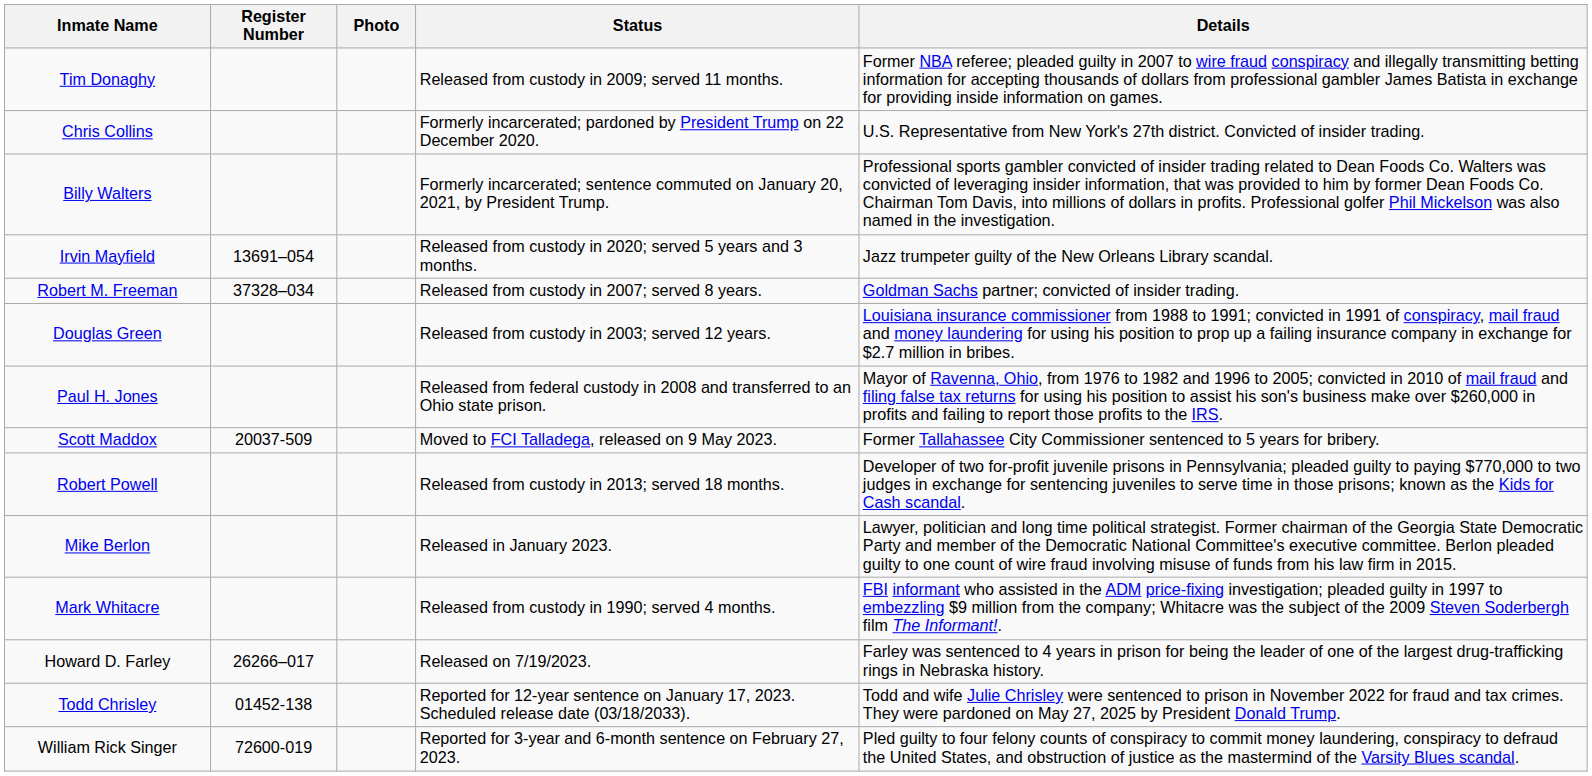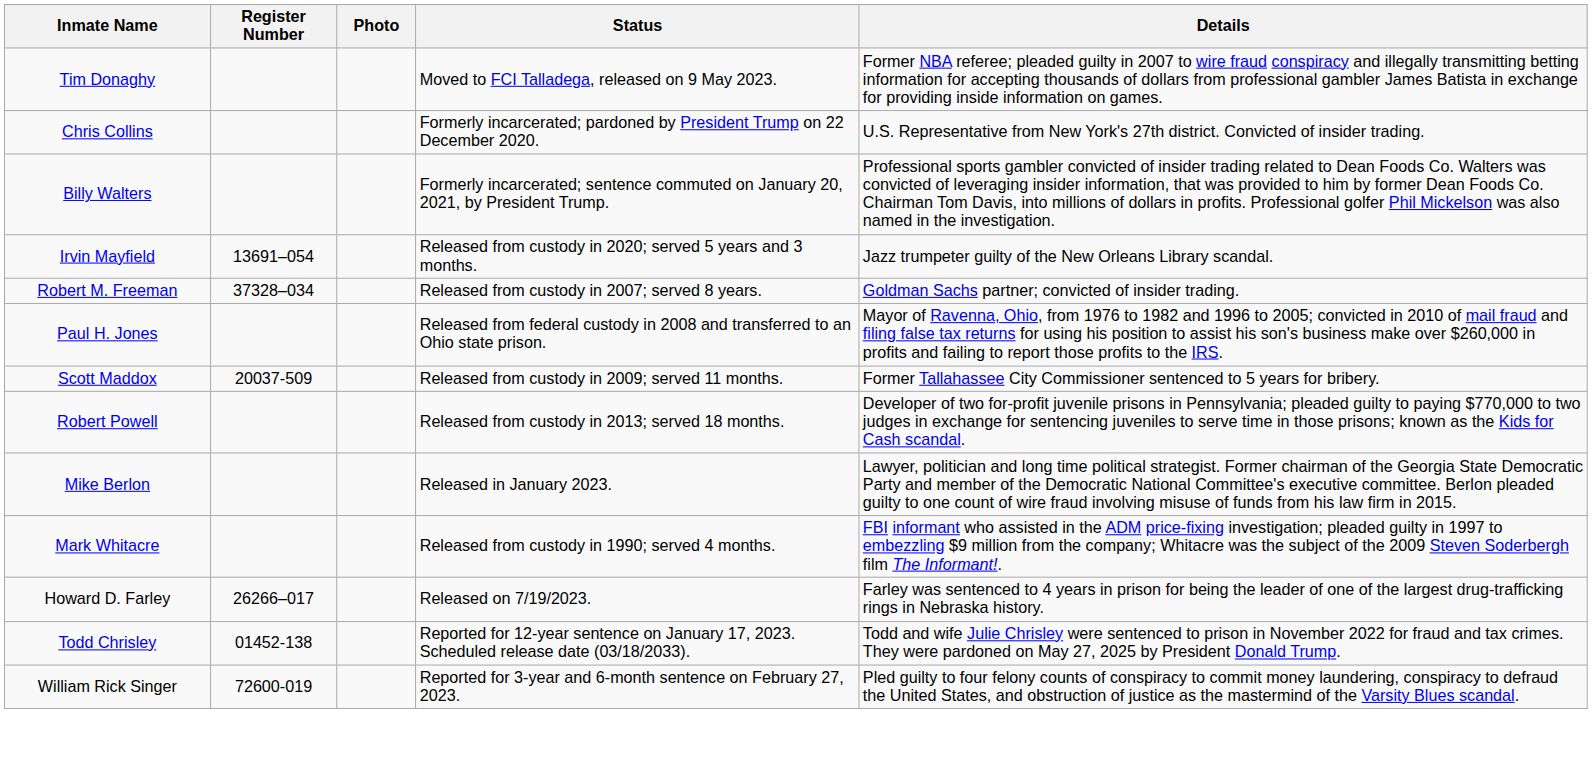(601, 79) Released from custody in 2009; served 11 months. -> (598, 79) Moved to FCI Talladega, released on 9 May 2023.
- row: (107, 334)
(598, 440) Moved to FCI Talladega, released on 9 May 2023. -> (601, 378) Released from custody in 2009; served 11 months.
